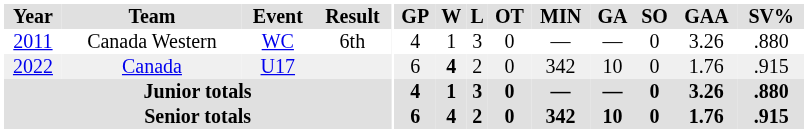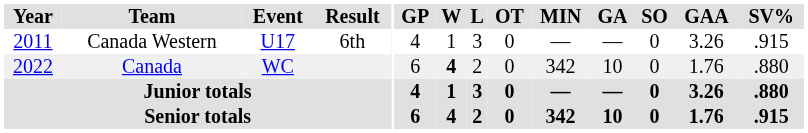(278, 41) WC -> (278, 41) U17
(771, 41) .880 -> (771, 41) .915
(278, 66) U17 -> (278, 66) WC
(771, 66) .915 -> (771, 66) .880
